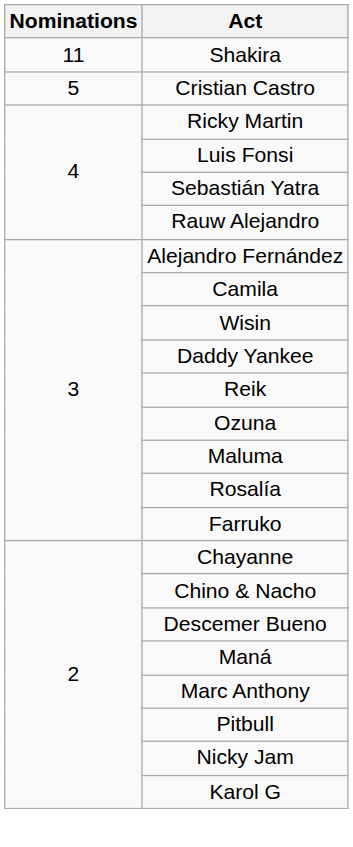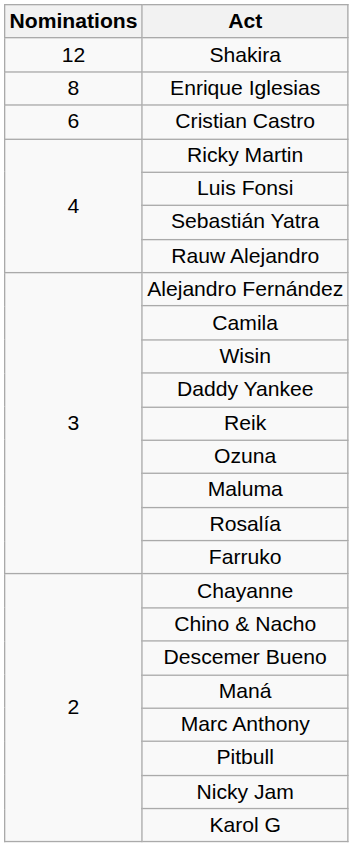(73, 54) 11 -> (73, 54) 12
+ row: (245, 88)
(73, 88) 5 -> (73, 121) 6
